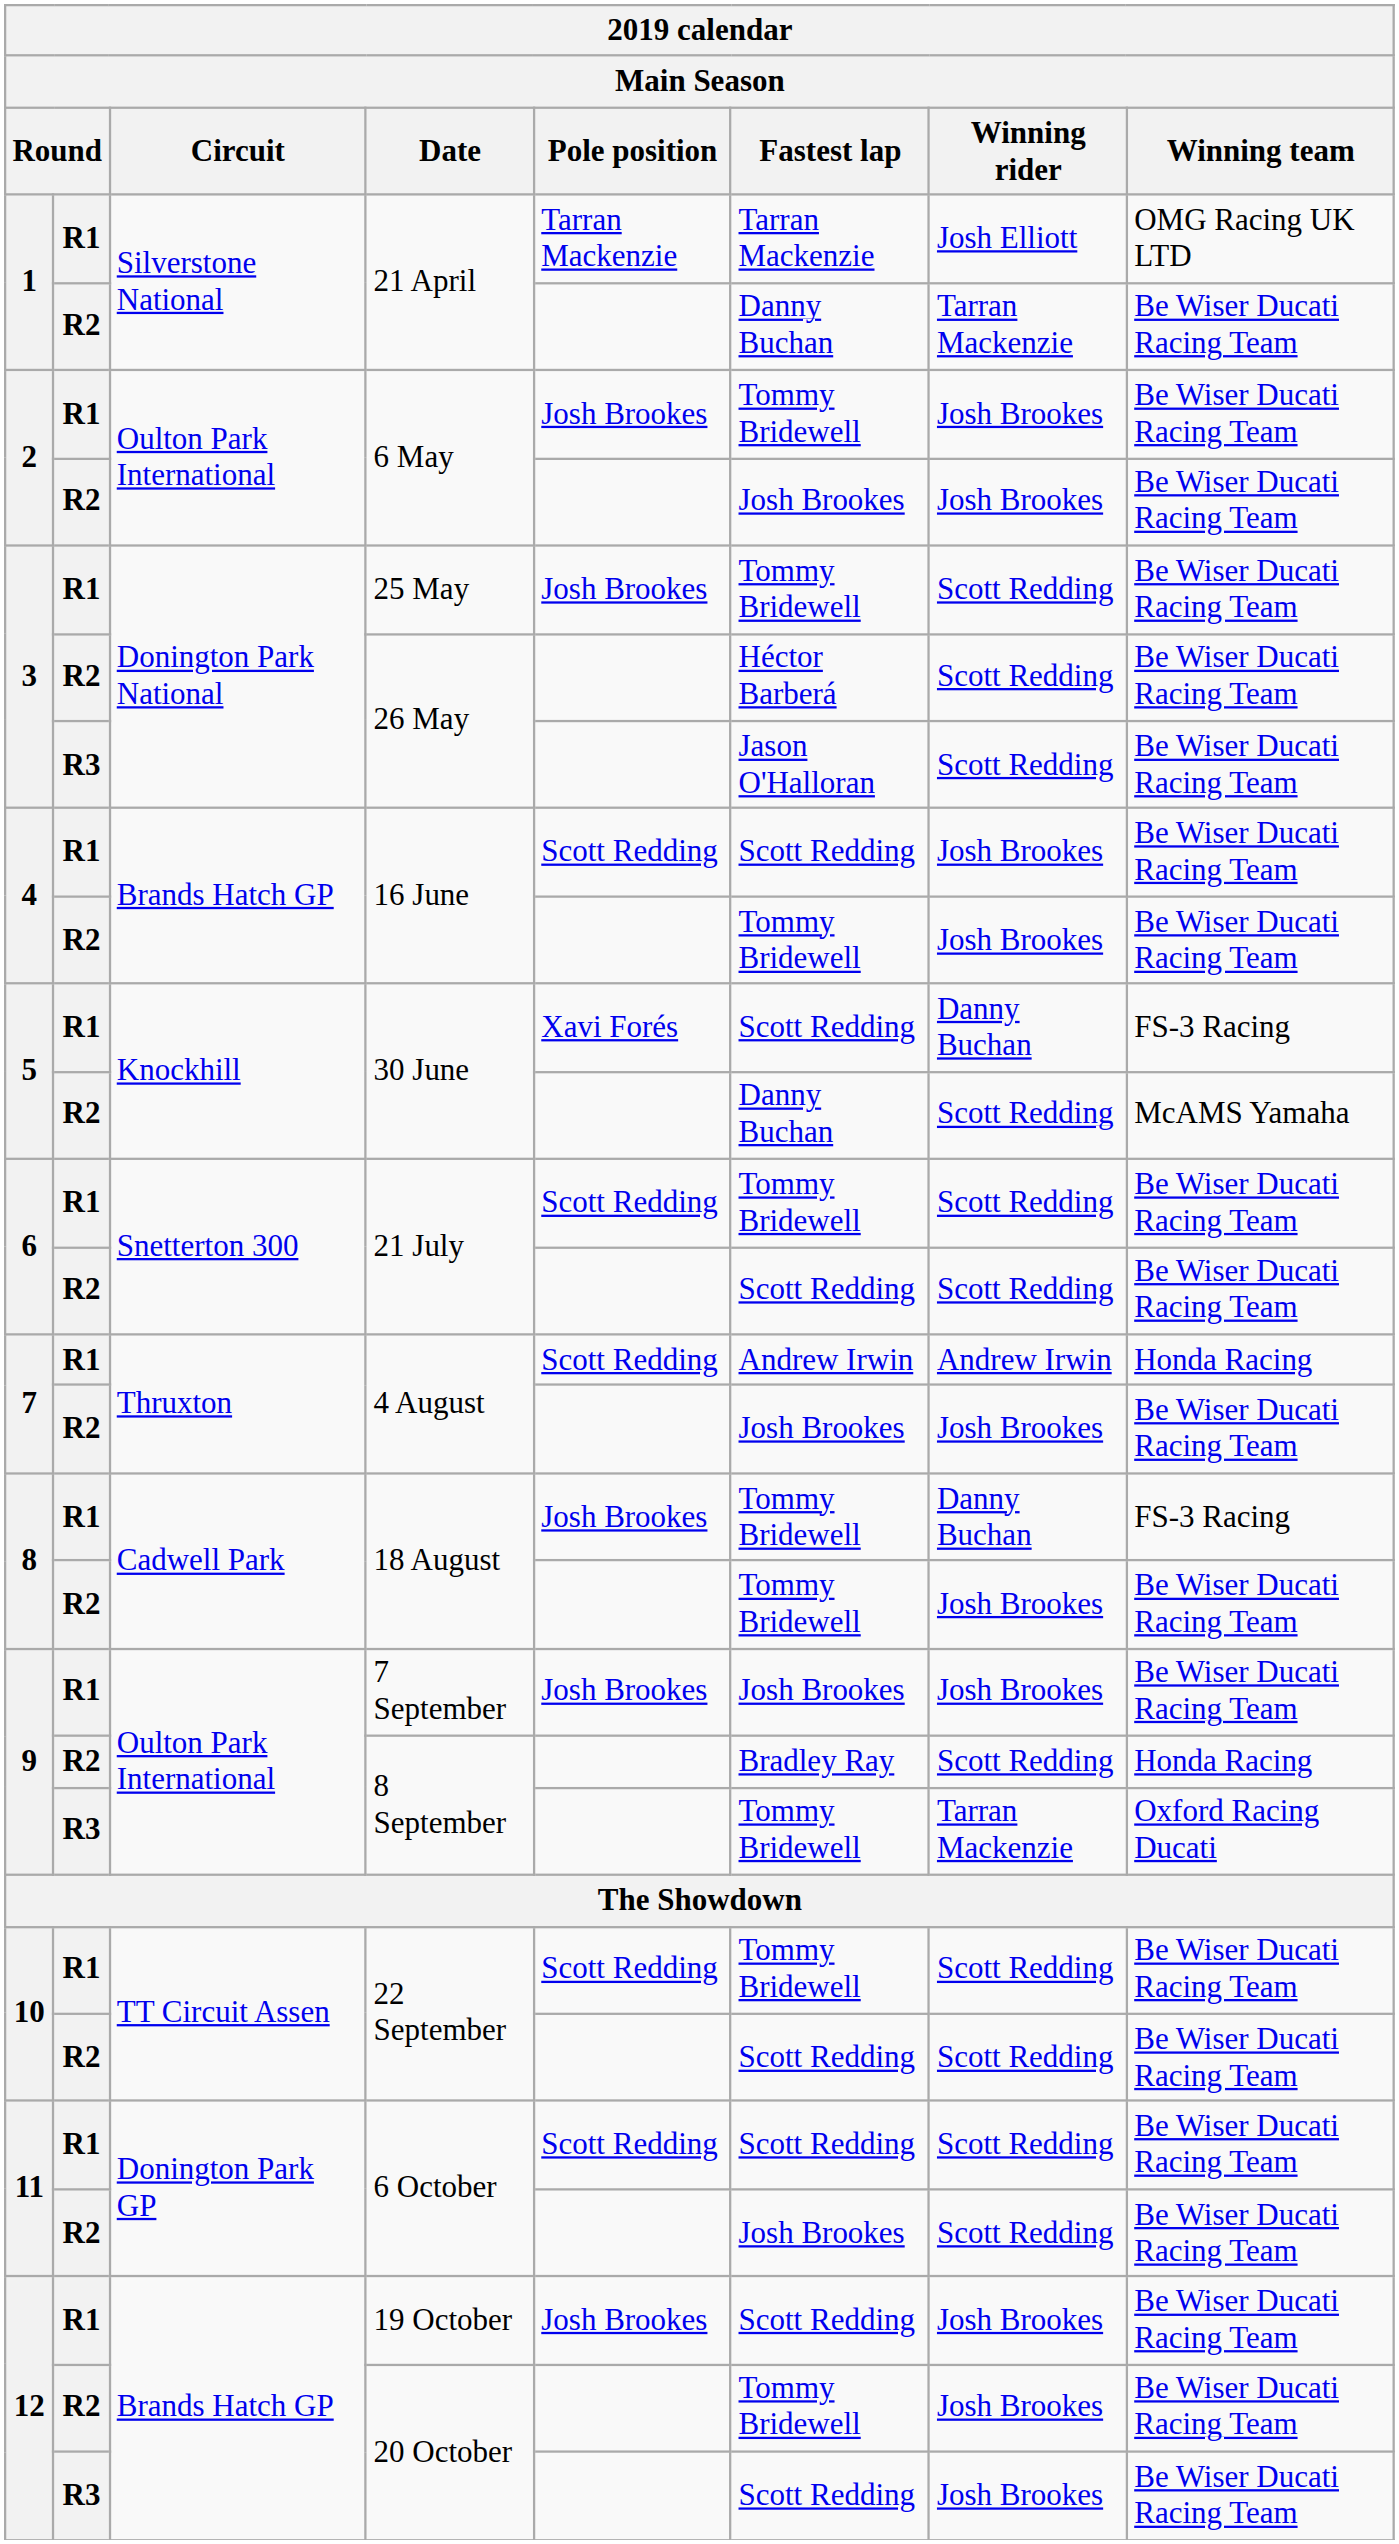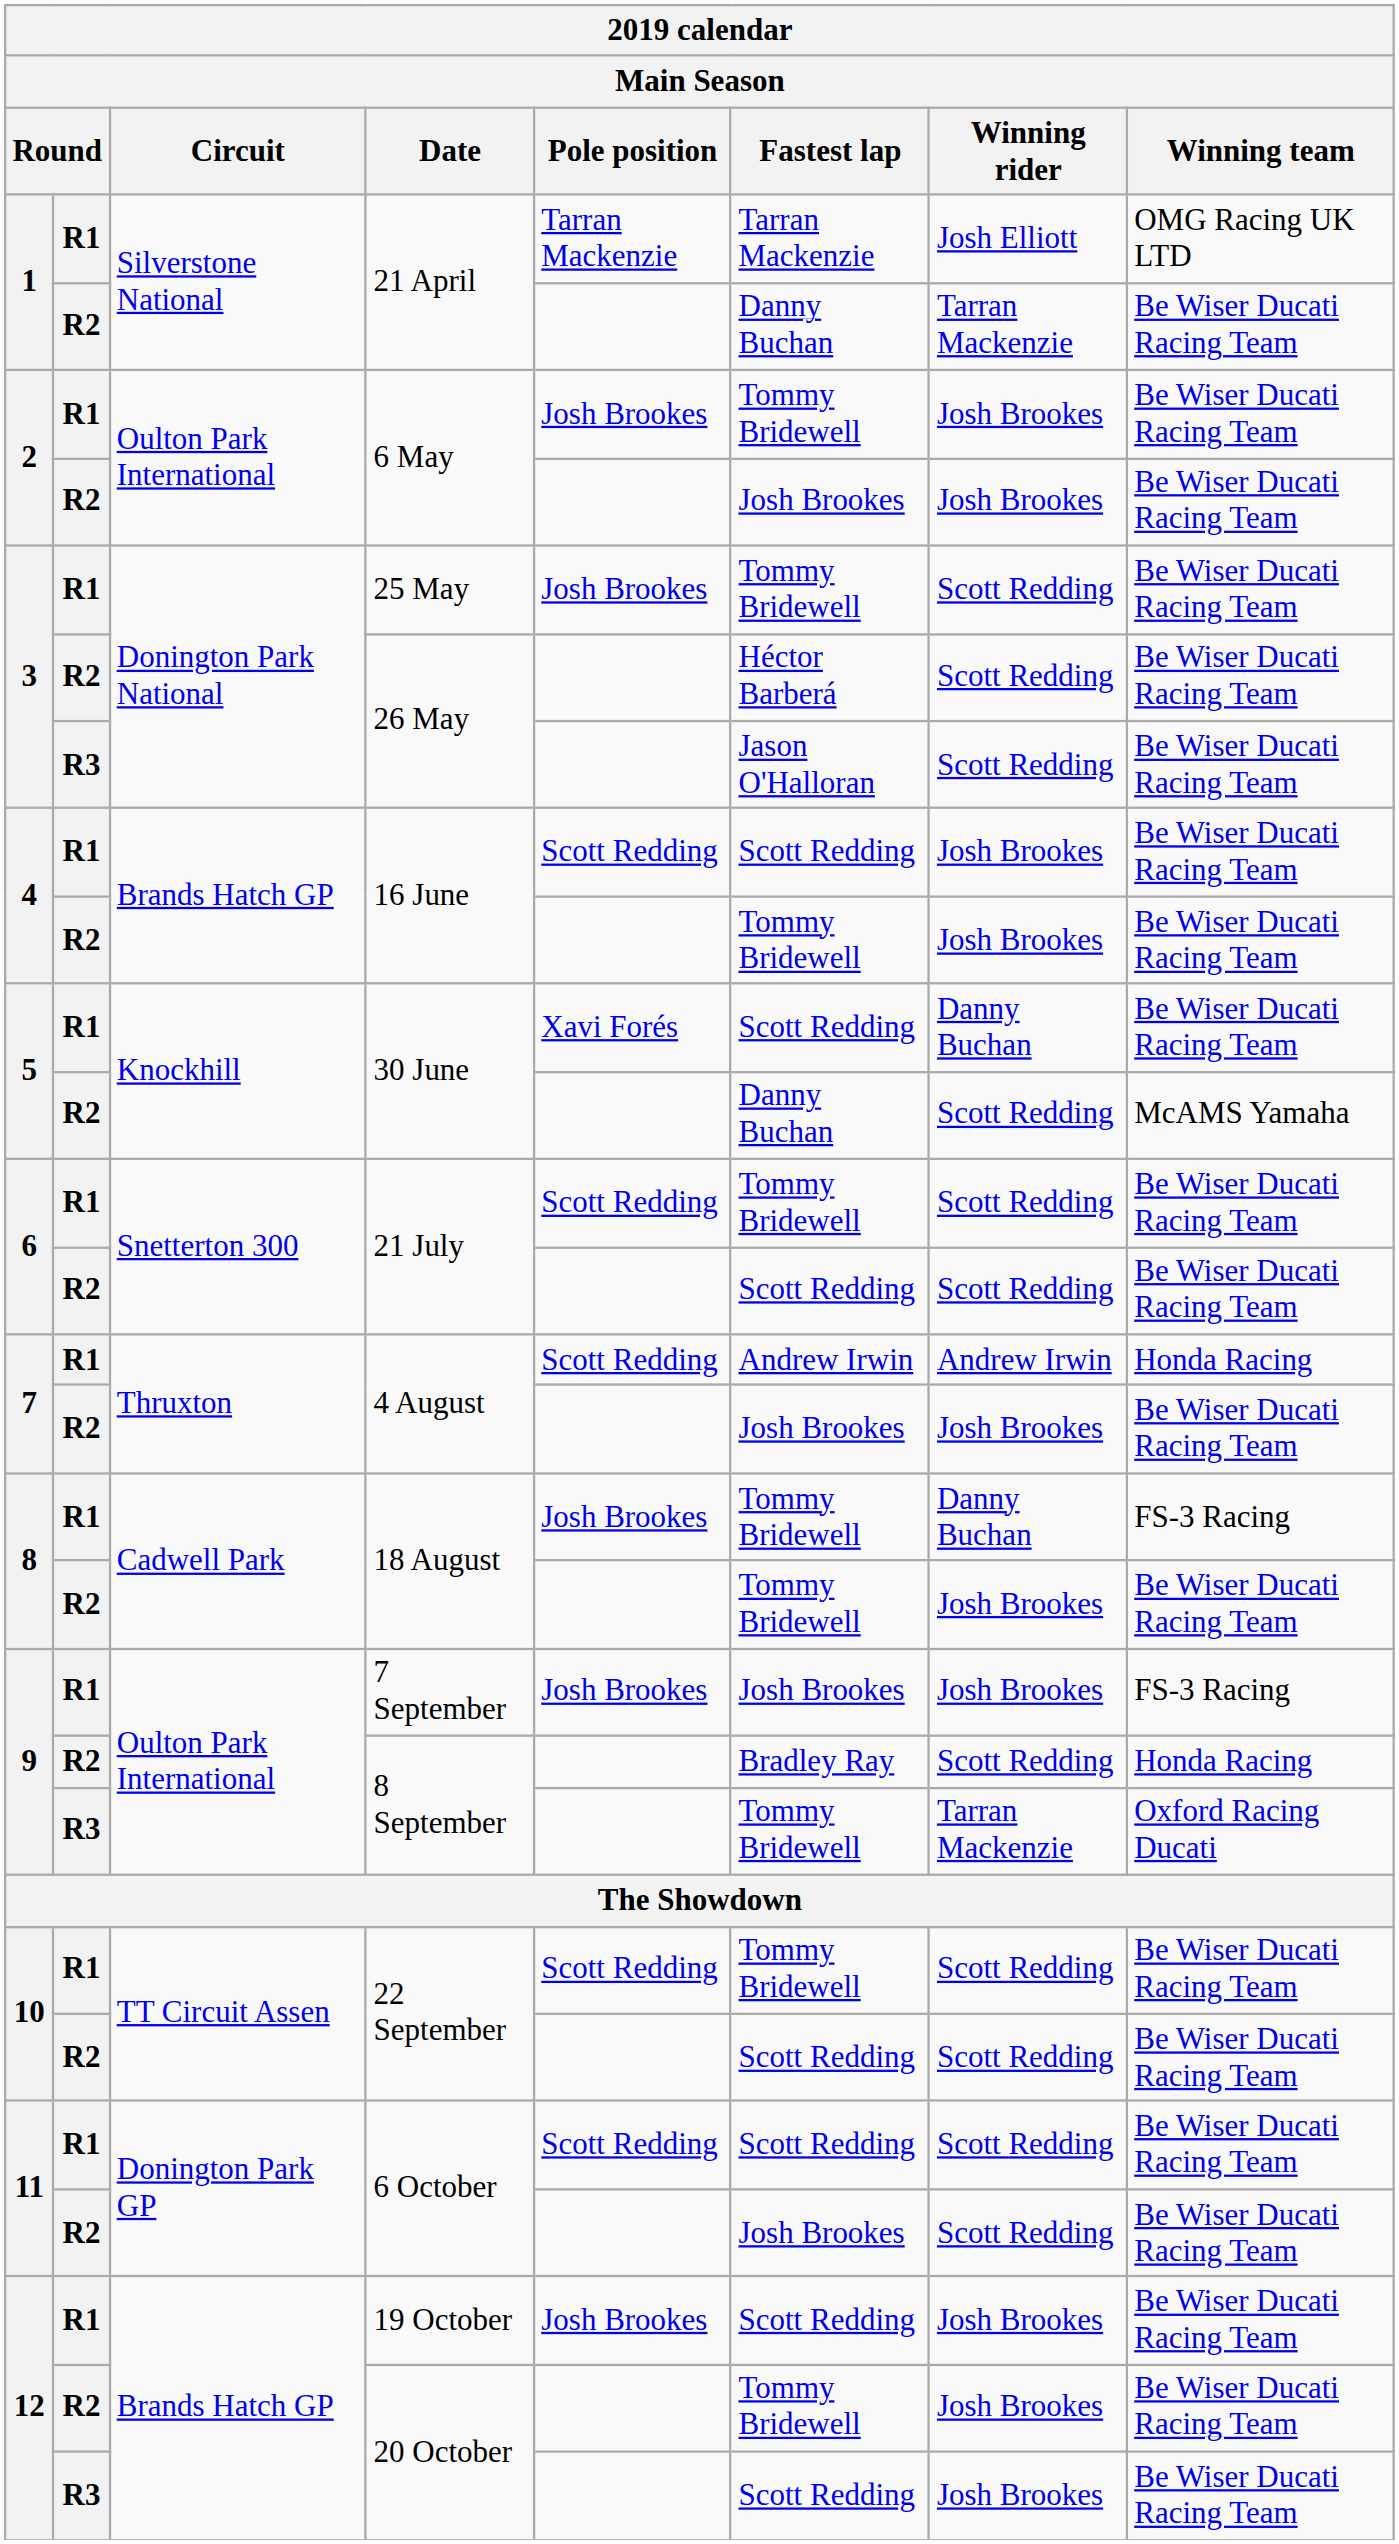(1212, 1026) FS-3 Racing -> (1237, 1026) Be Wiser Ducati Racing Team
(1237, 1691) Be Wiser Ducati Racing Team -> (1212, 1691) FS-3 Racing
